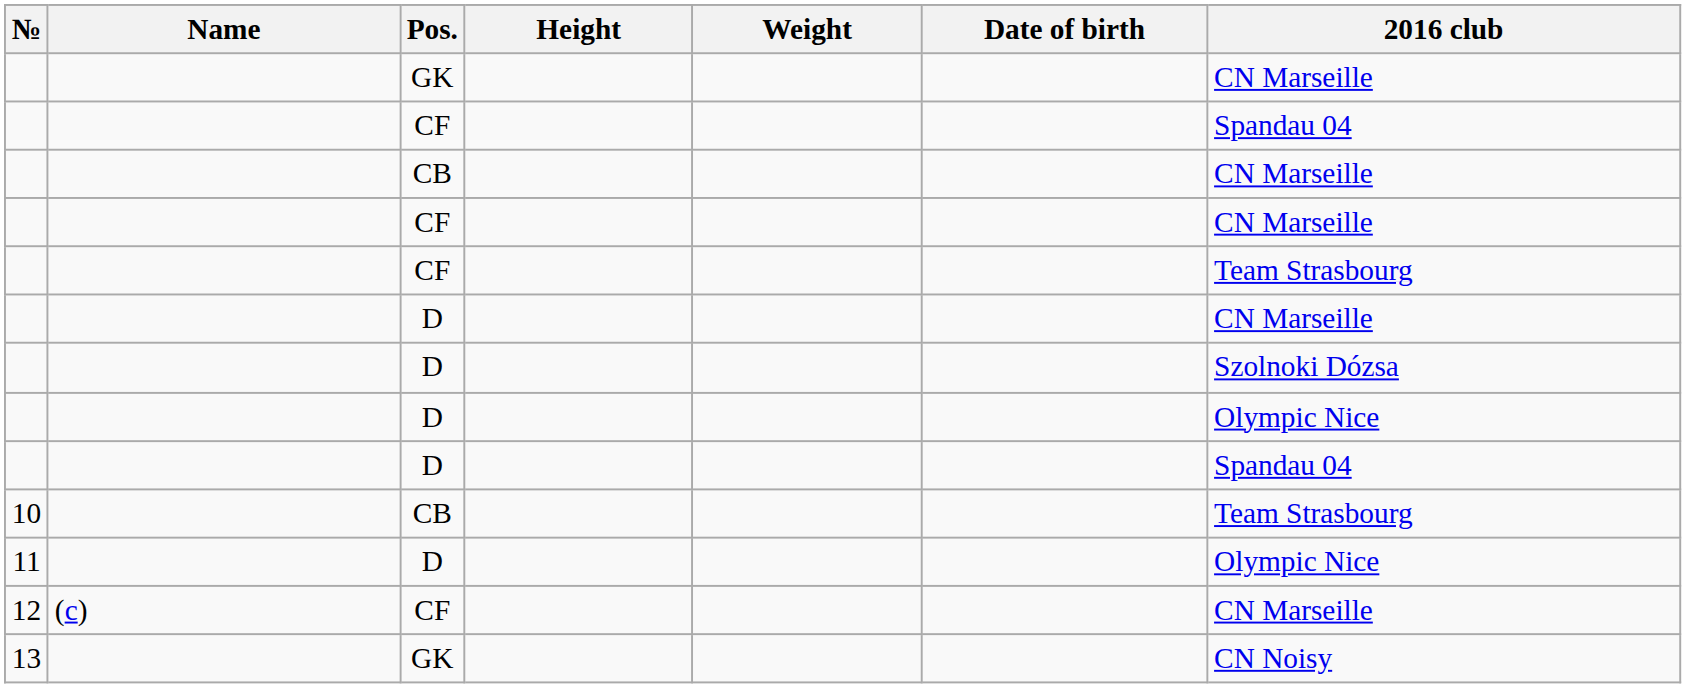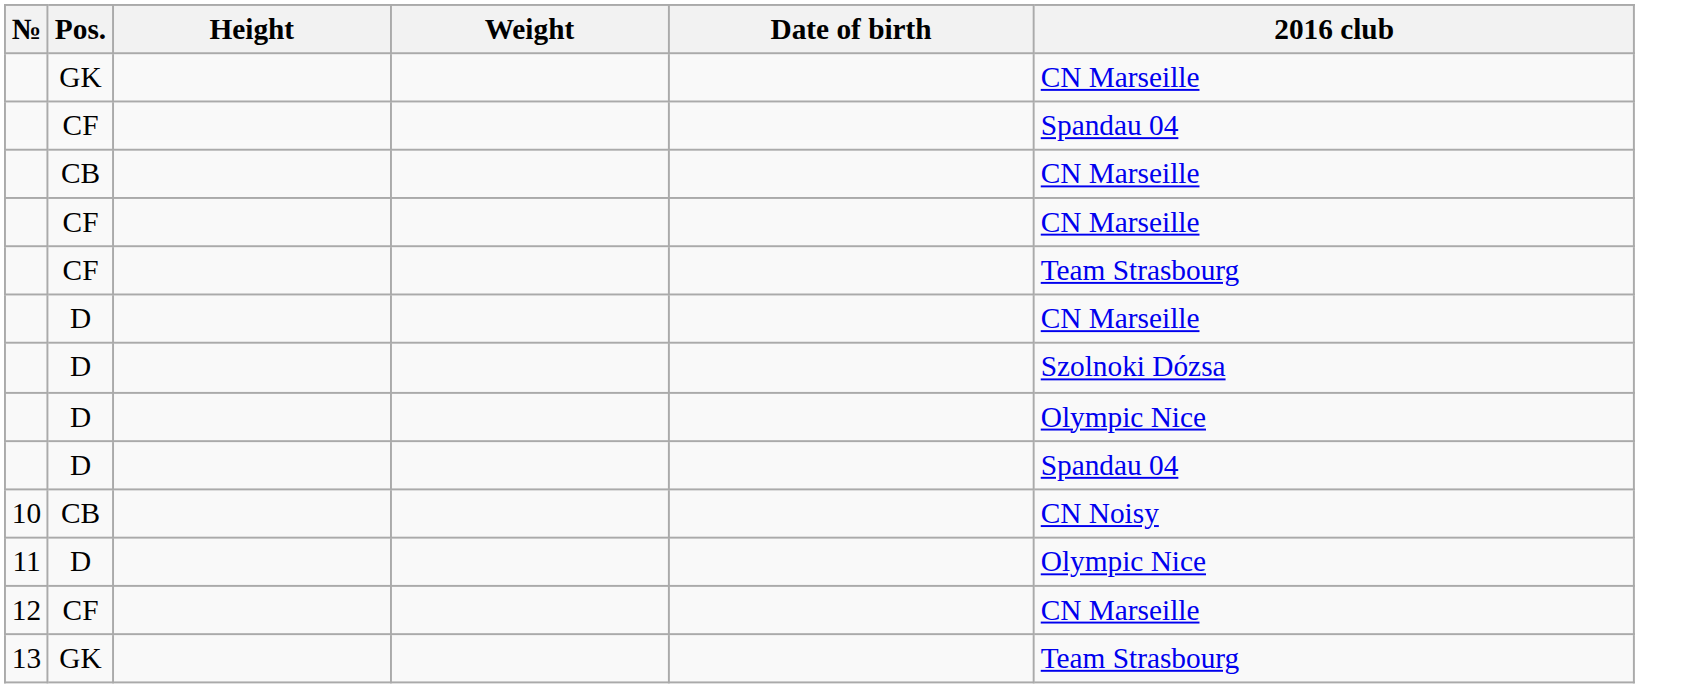- column: (224, 28)
(1313, 512) Team Strasbourg -> (1100, 512) CN Noisy
(1273, 657) CN Noisy -> (1140, 657) Team Strasbourg
